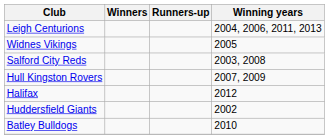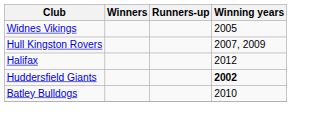- row: (45, 28)
- row: (47, 61)
(226, 110) normal -> (226, 77) bold
